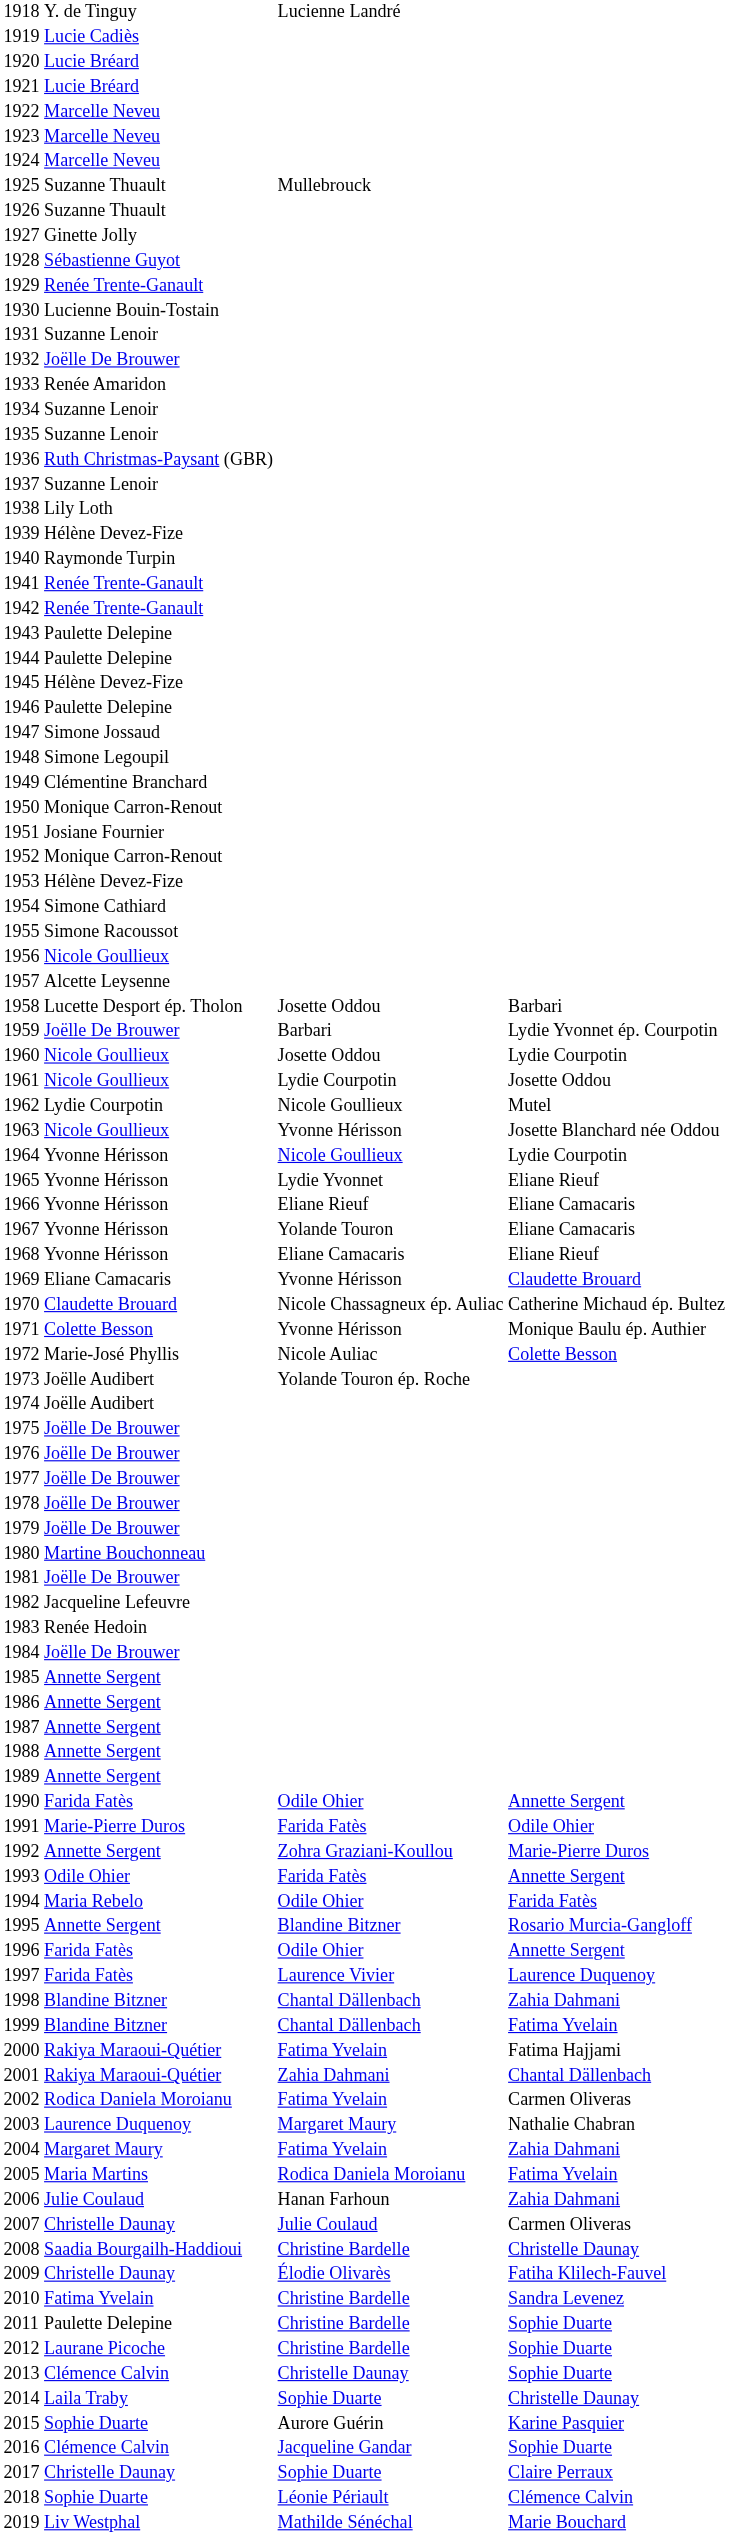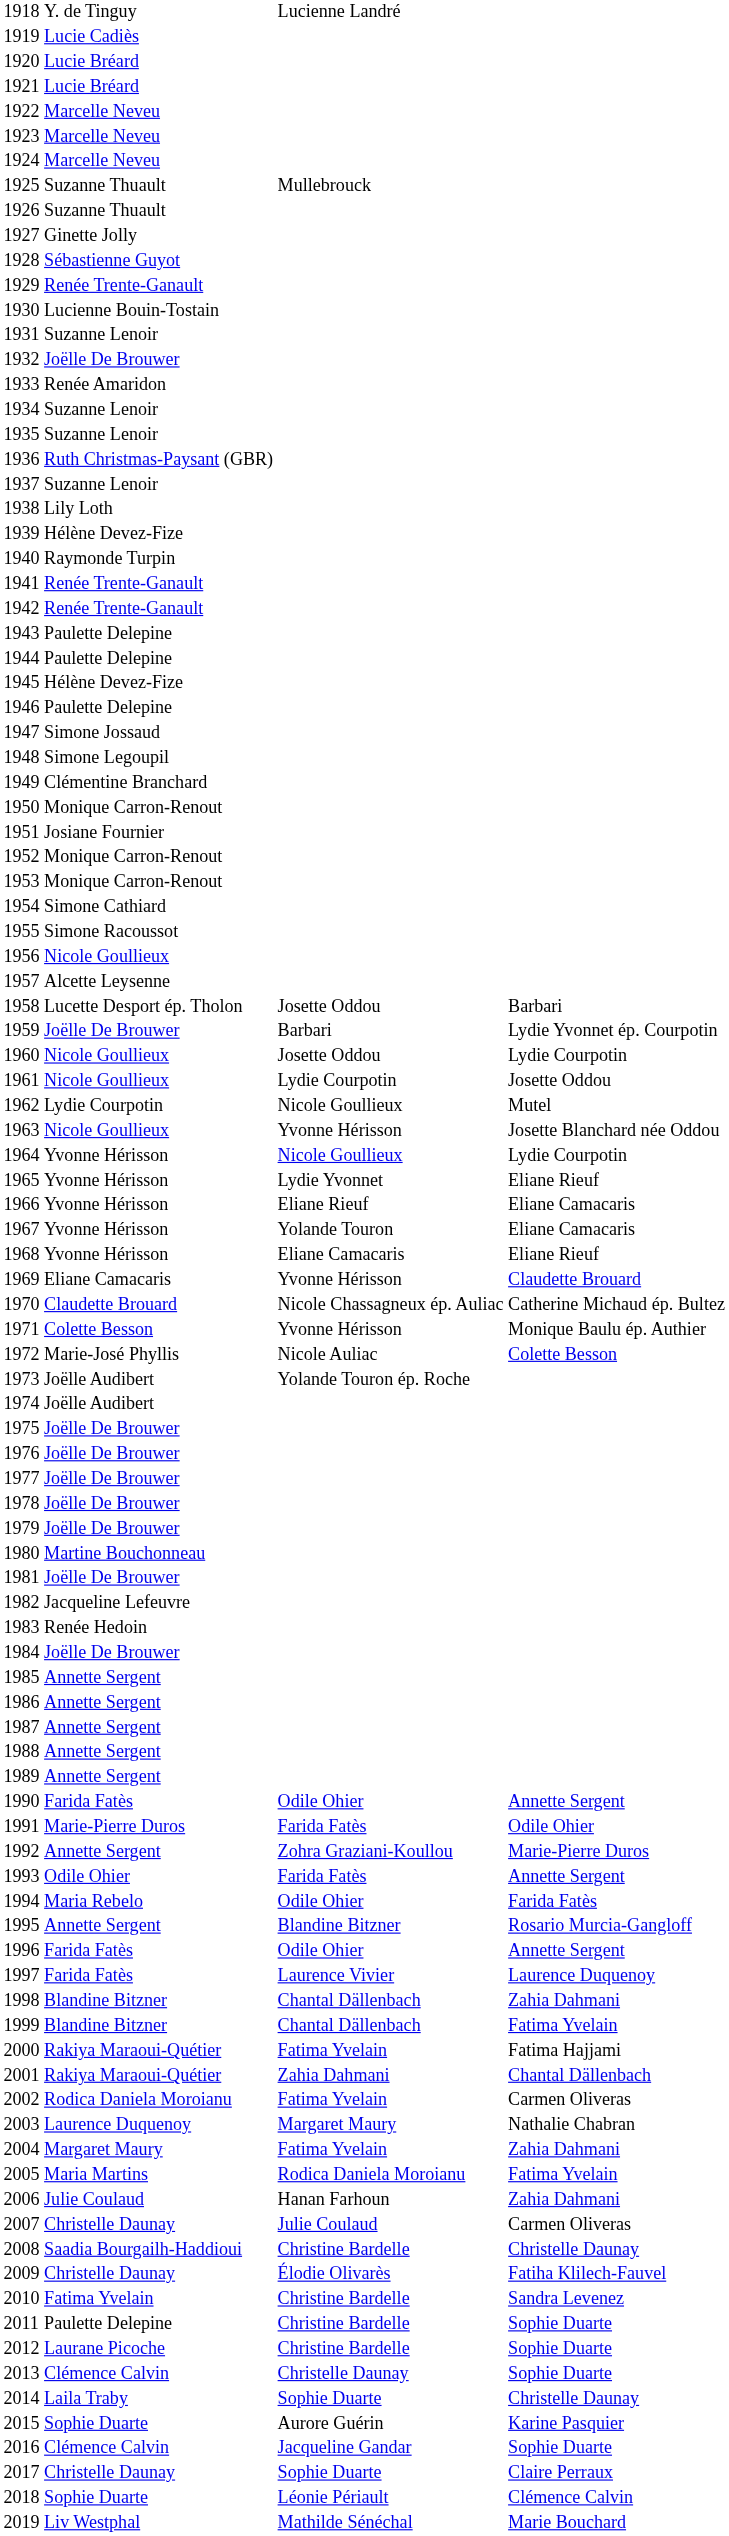(114, 881) Hélène Devez-Fize -> (133, 881) Monique Carron-Renout
